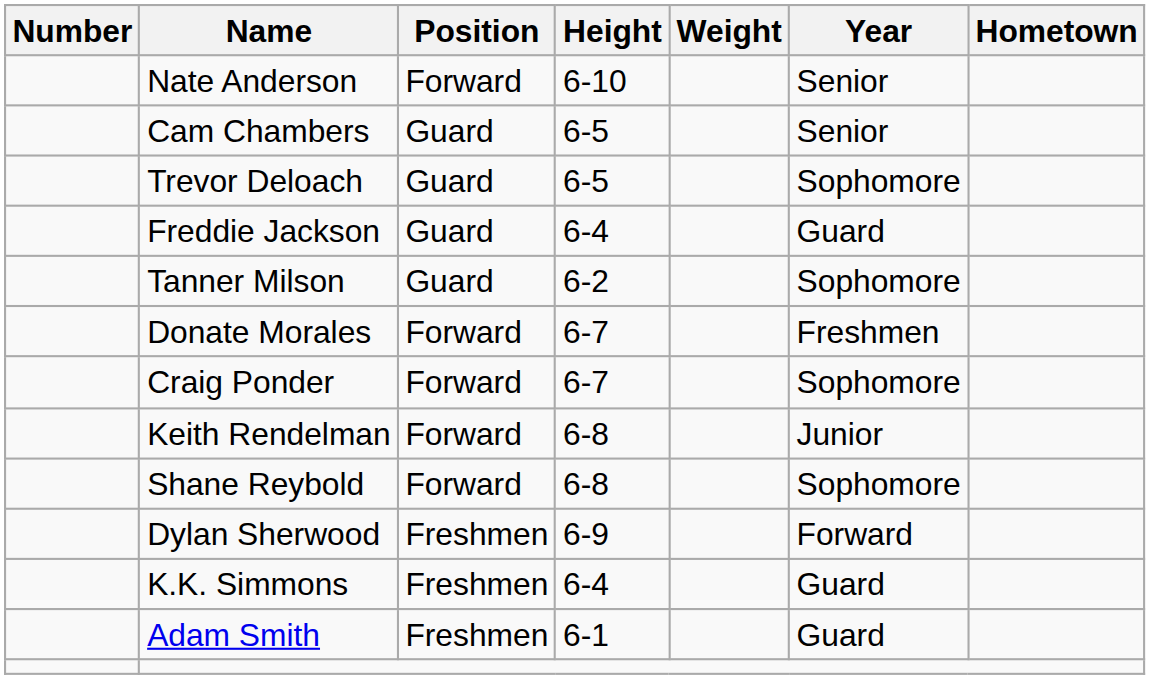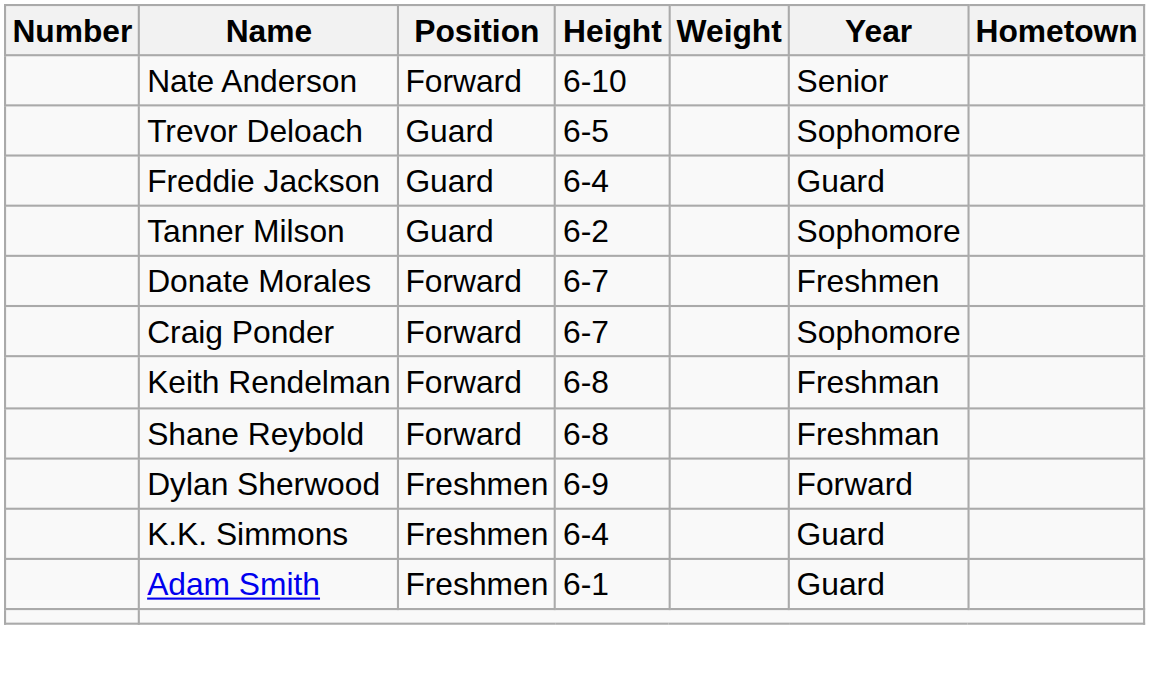- row: (258, 131)
(840, 433) Junior -> (868, 382) Freshman
(879, 483) Sophomore -> (868, 433) Freshman
